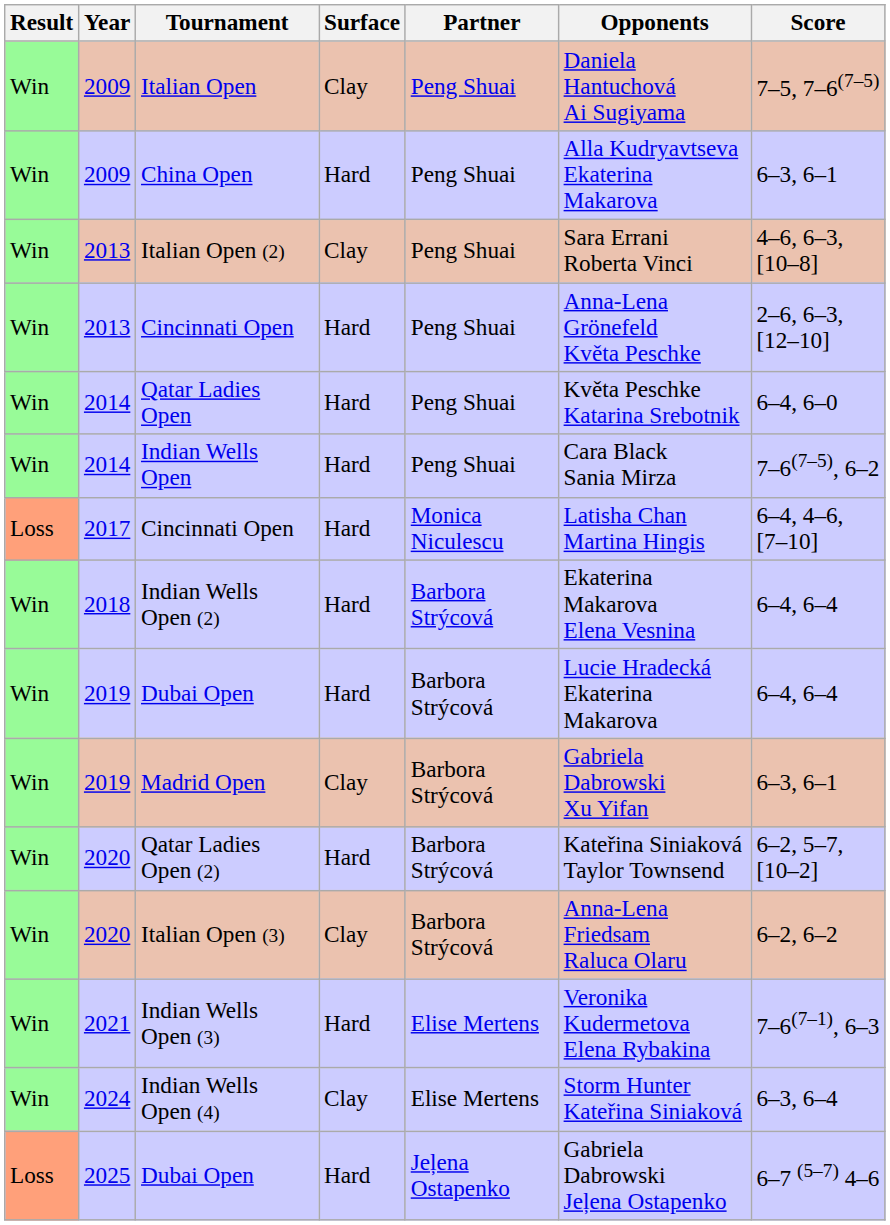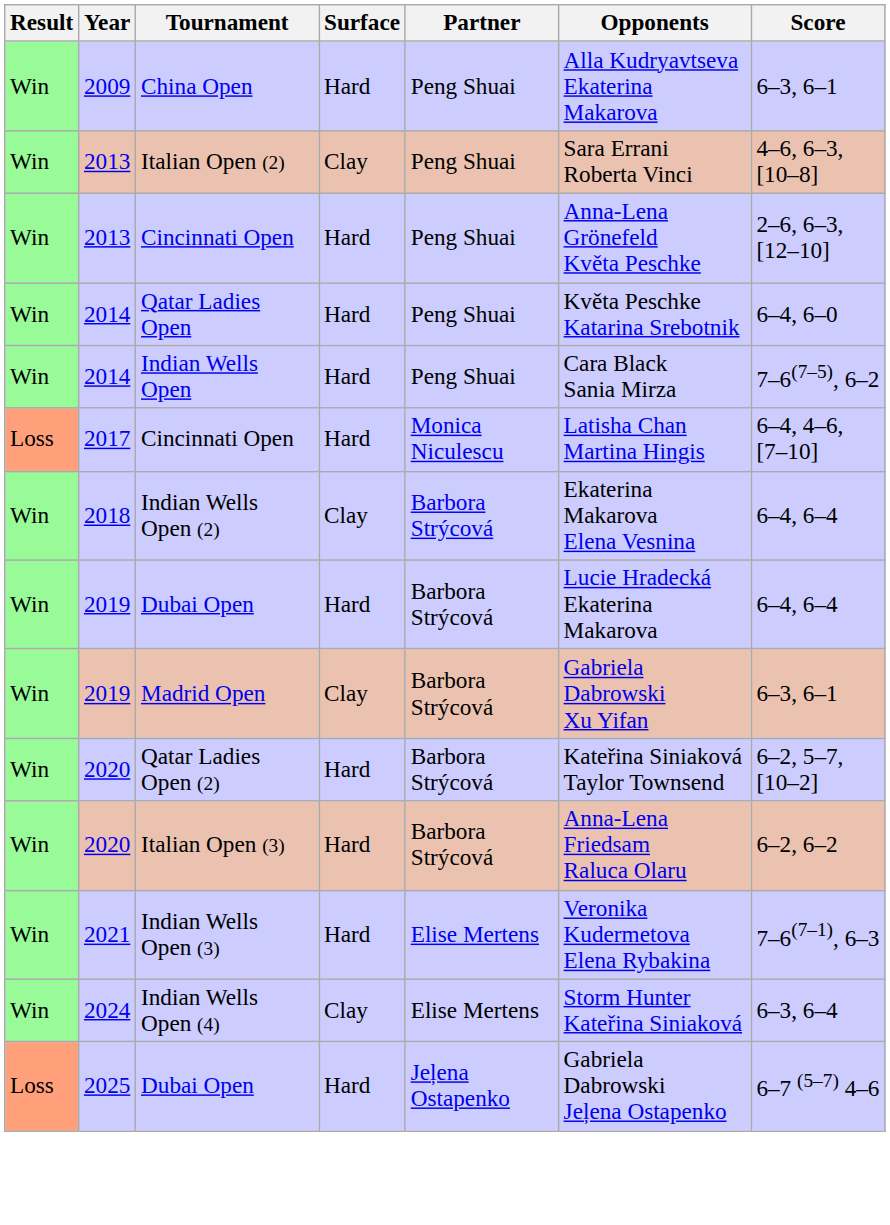- row: (107, 85)
(347, 604) Hard -> (346, 515) Clay
(346, 934) Clay -> (347, 845) Hard
